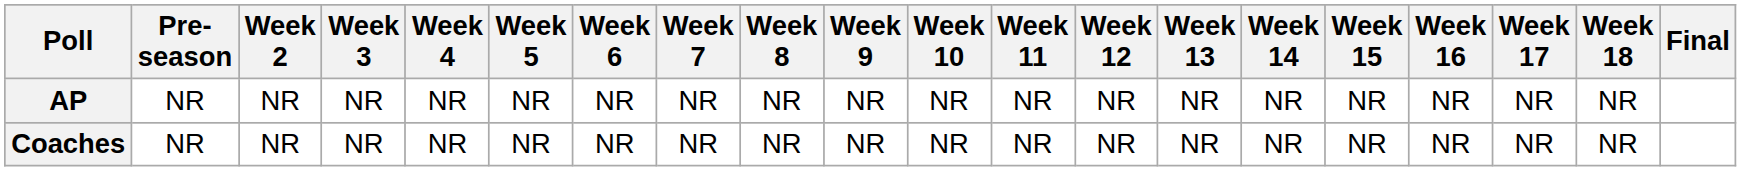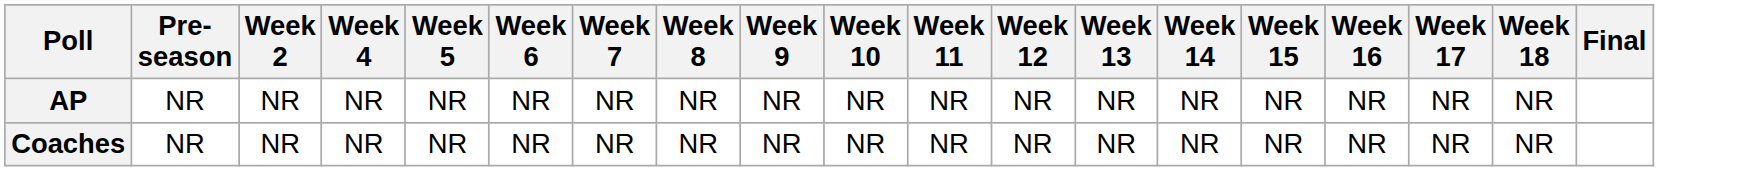- column: (364, 41)
